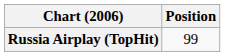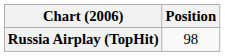(191, 39) 99 -> (191, 39) 98
